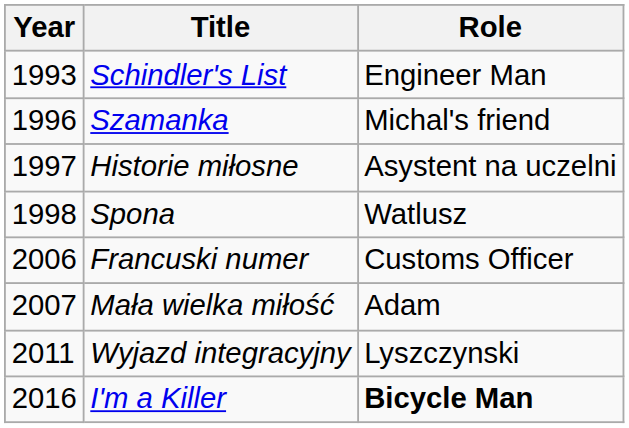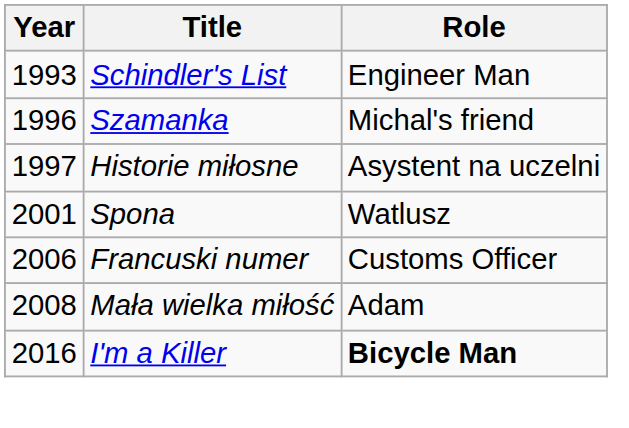(44, 213) 1998 -> (44, 213) 2001
(44, 306) 2007 -> (44, 306) 2008
- row: (220, 352)
